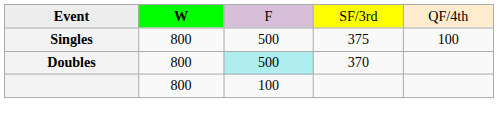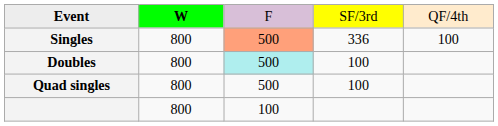(268, 39) no background -> (268, 39) lightsalmon background
(358, 39) 375 -> (358, 39) 336
(358, 63) 370 -> (358, 63) 100
+ row: (71, 86)
